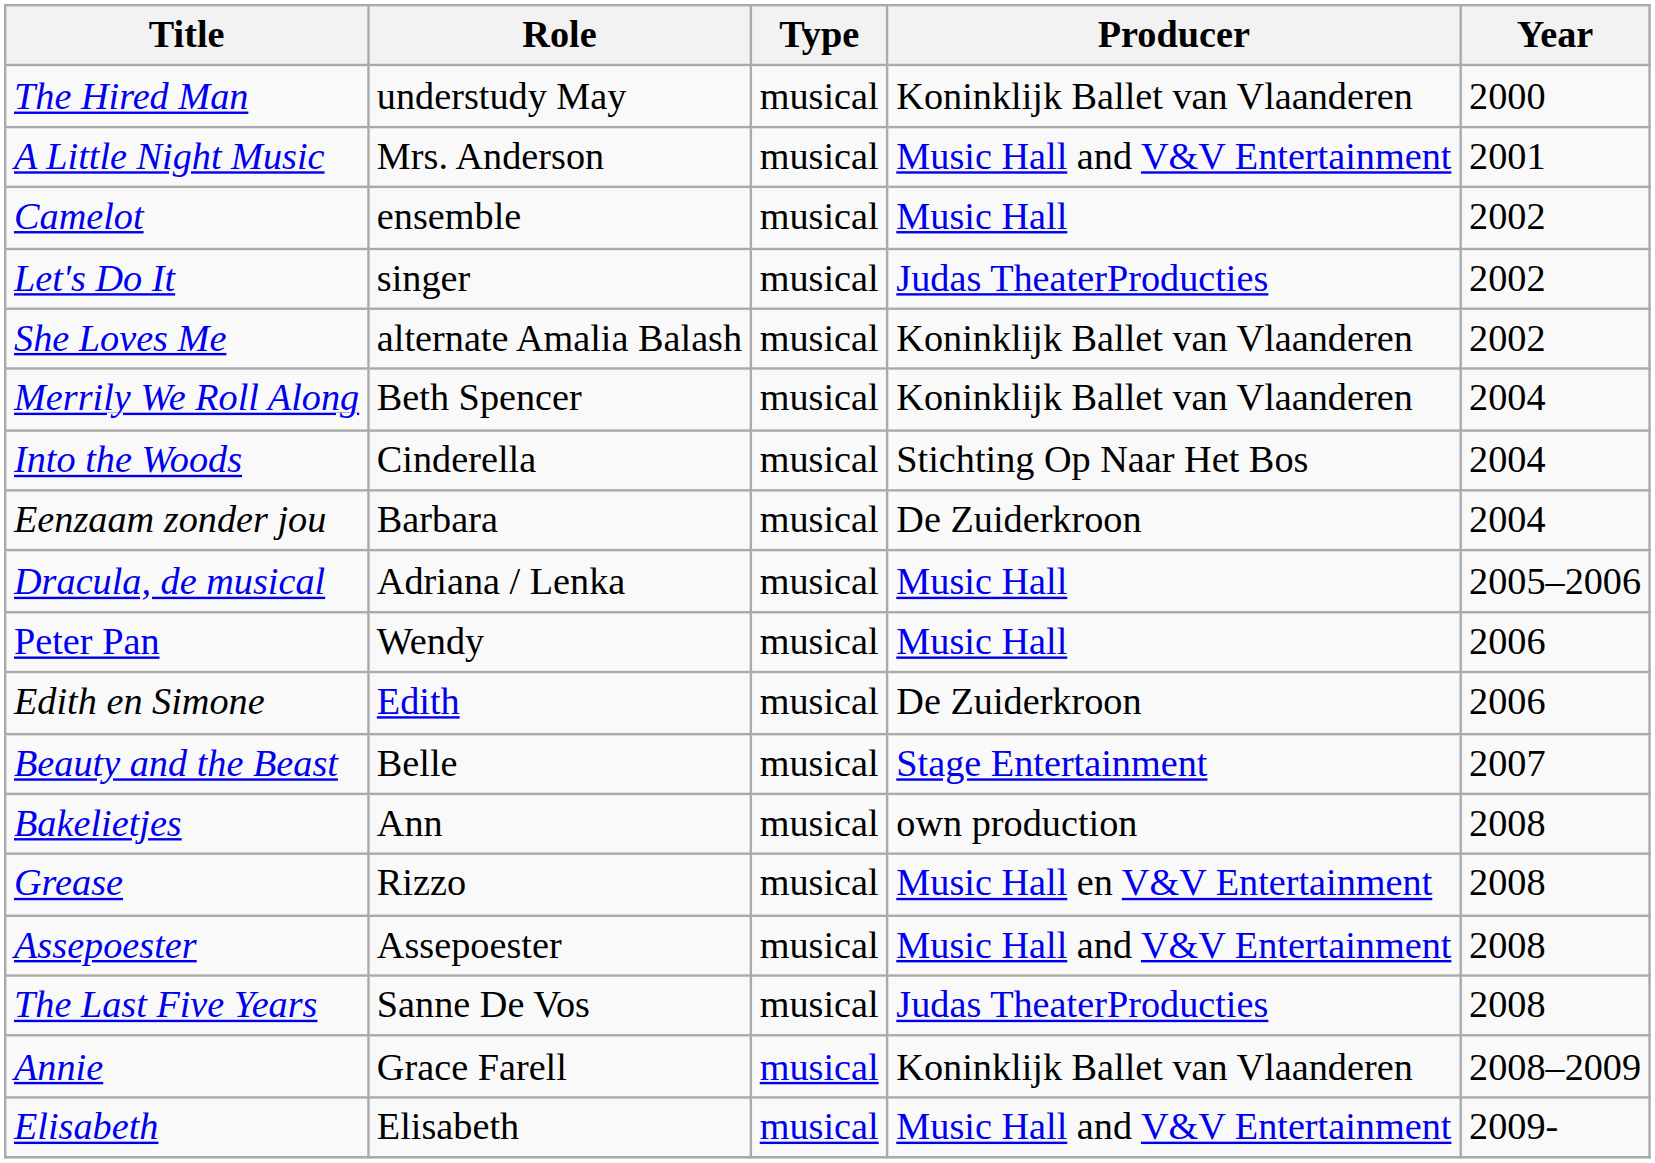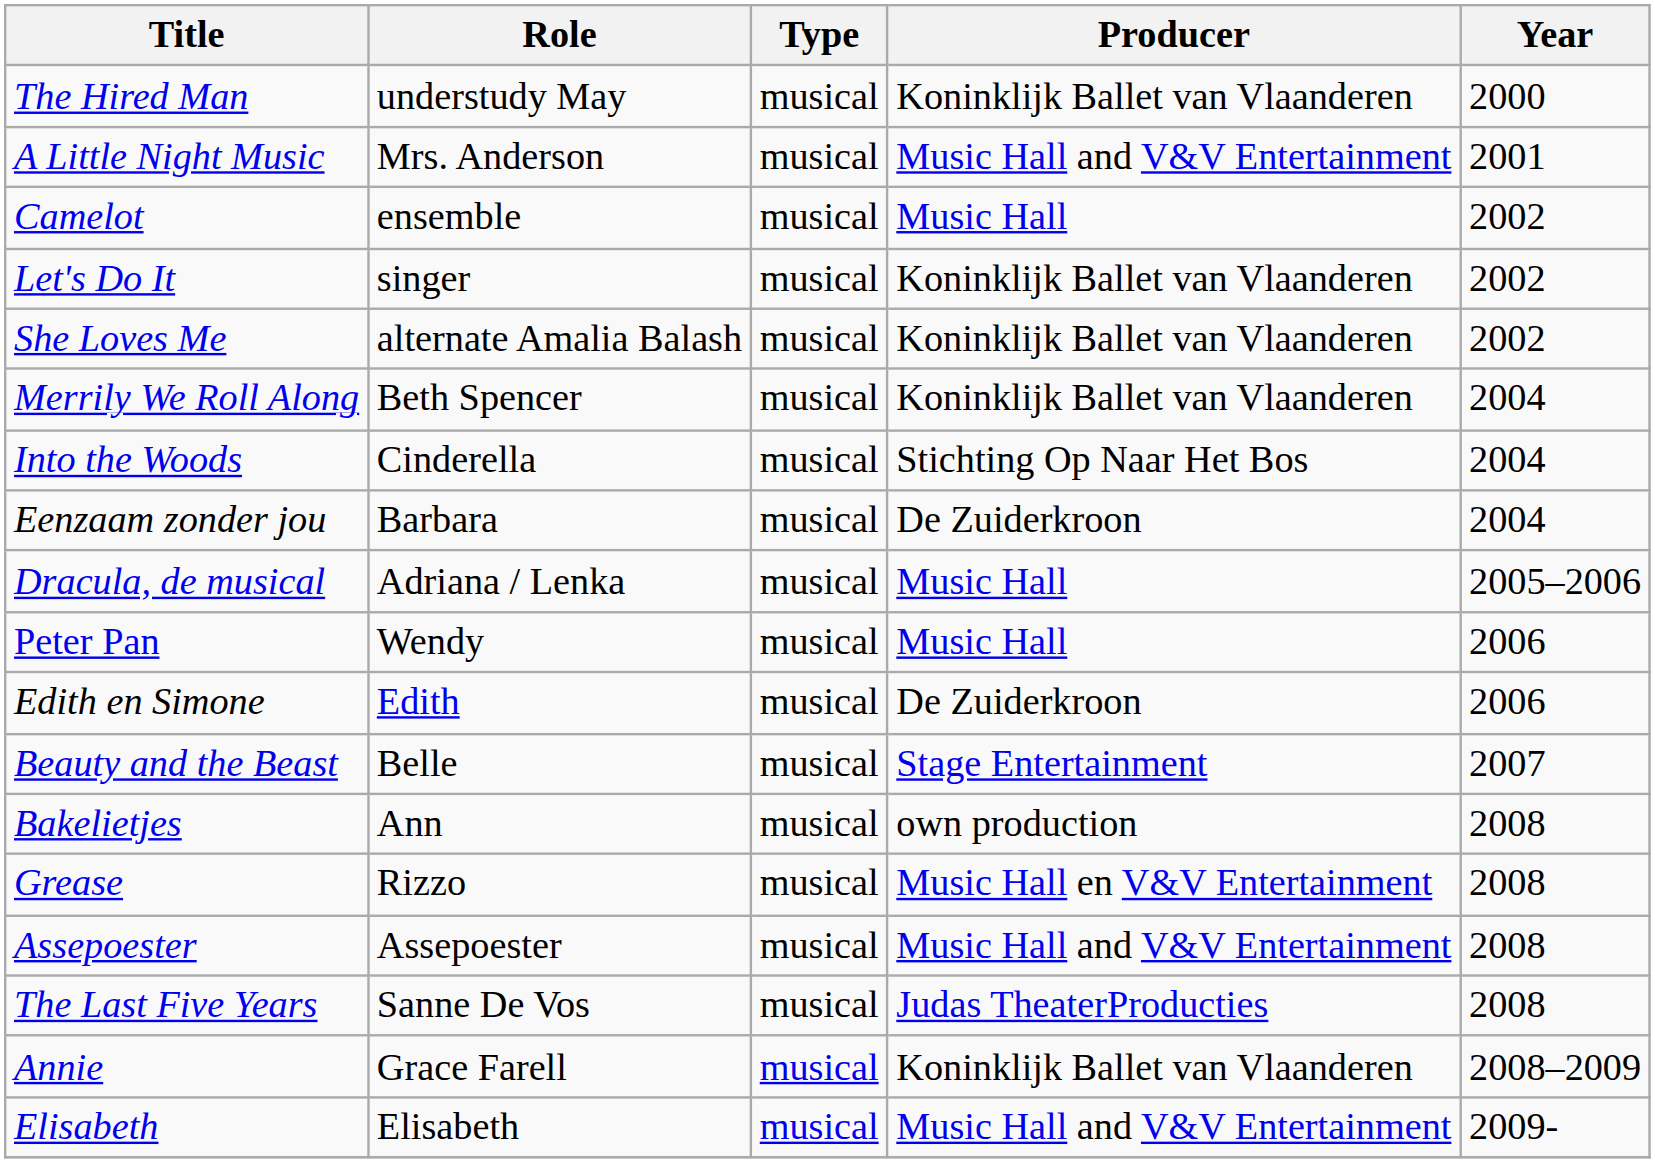(1082, 277) Judas TheaterProducties -> (1155, 277) Koninklijk Ballet van Vlaanderen
